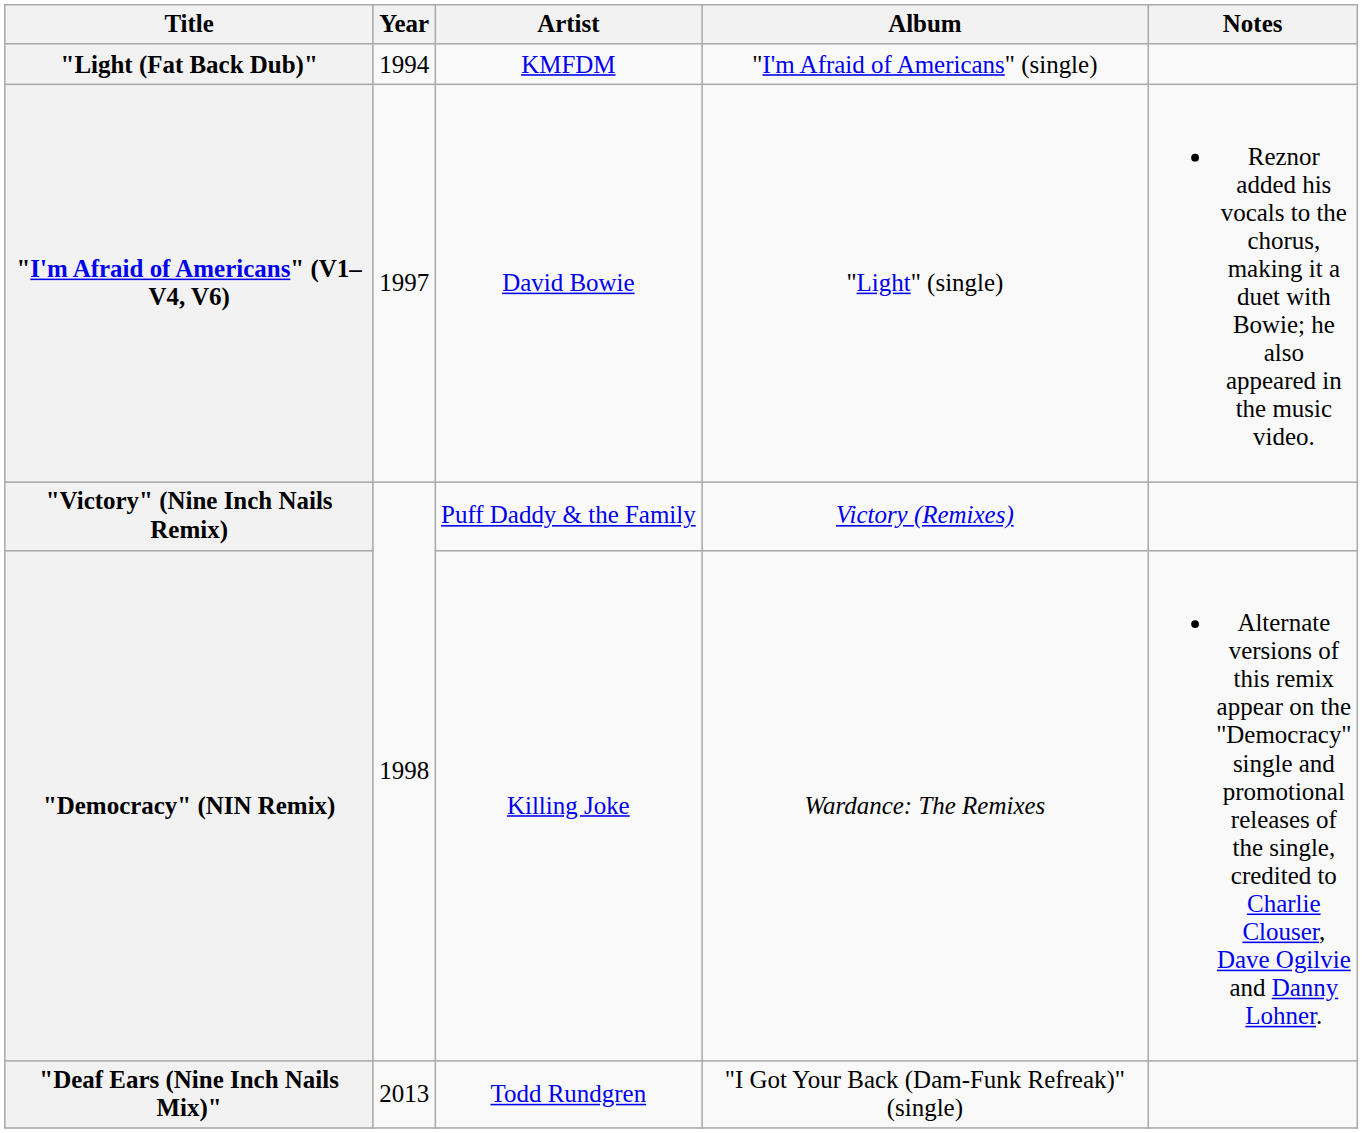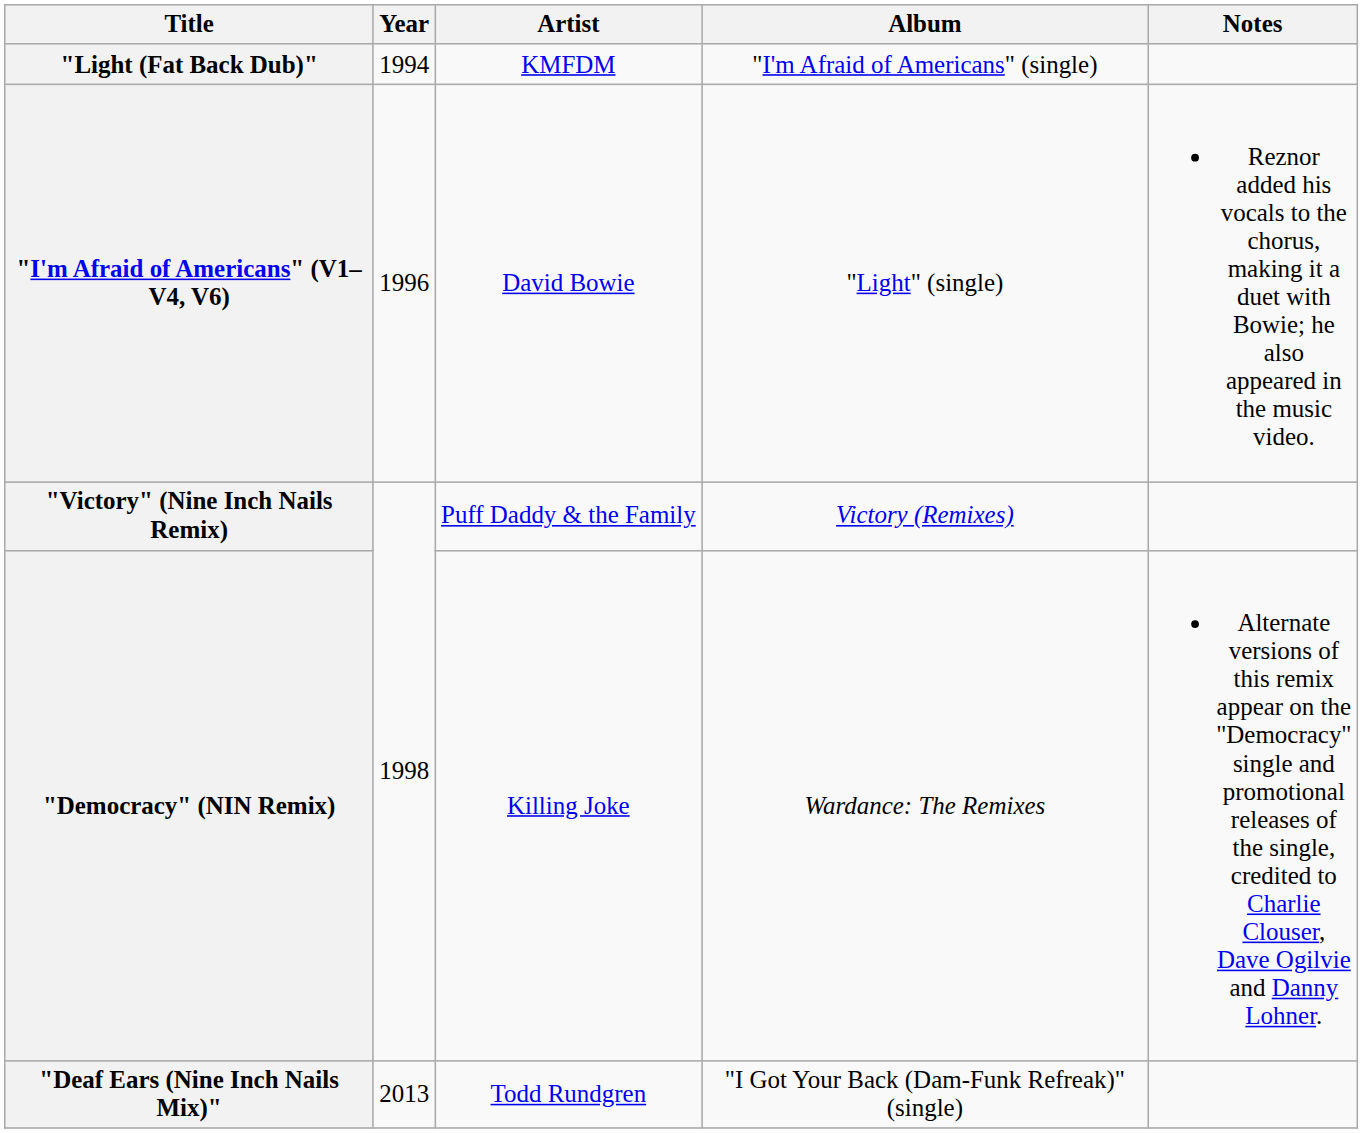(404, 282) 1997 -> (404, 282) 1996
